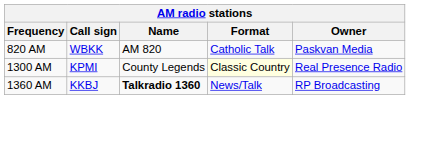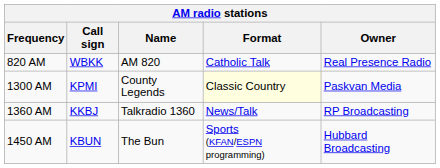(334, 49) Paskvan Media -> (377, 62) Real Presence Radio
(349, 67) Real Presence Radio -> (363, 86) Paskvan Media
(161, 85) bold -> (158, 111) normal
+ row: (29, 141)
